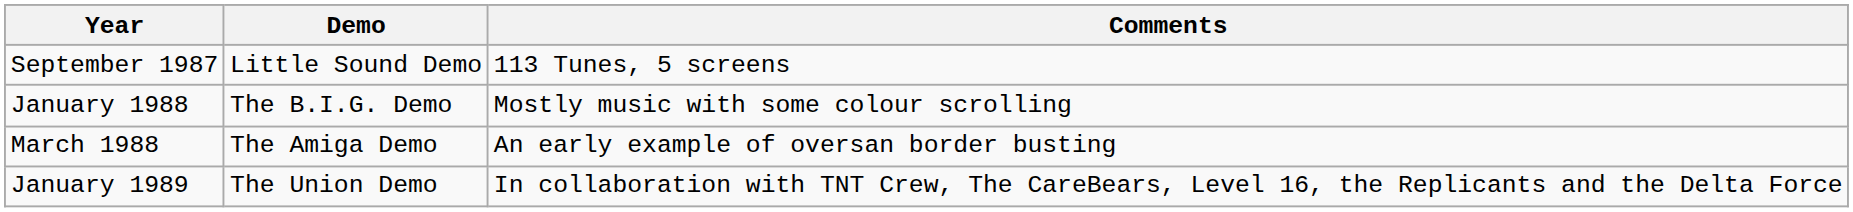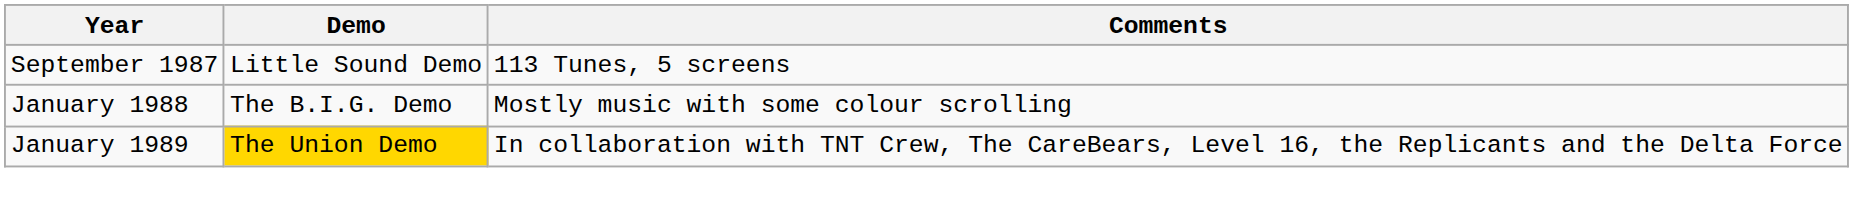- row: (85, 146)
(334, 186) no background -> (334, 146) gold background
